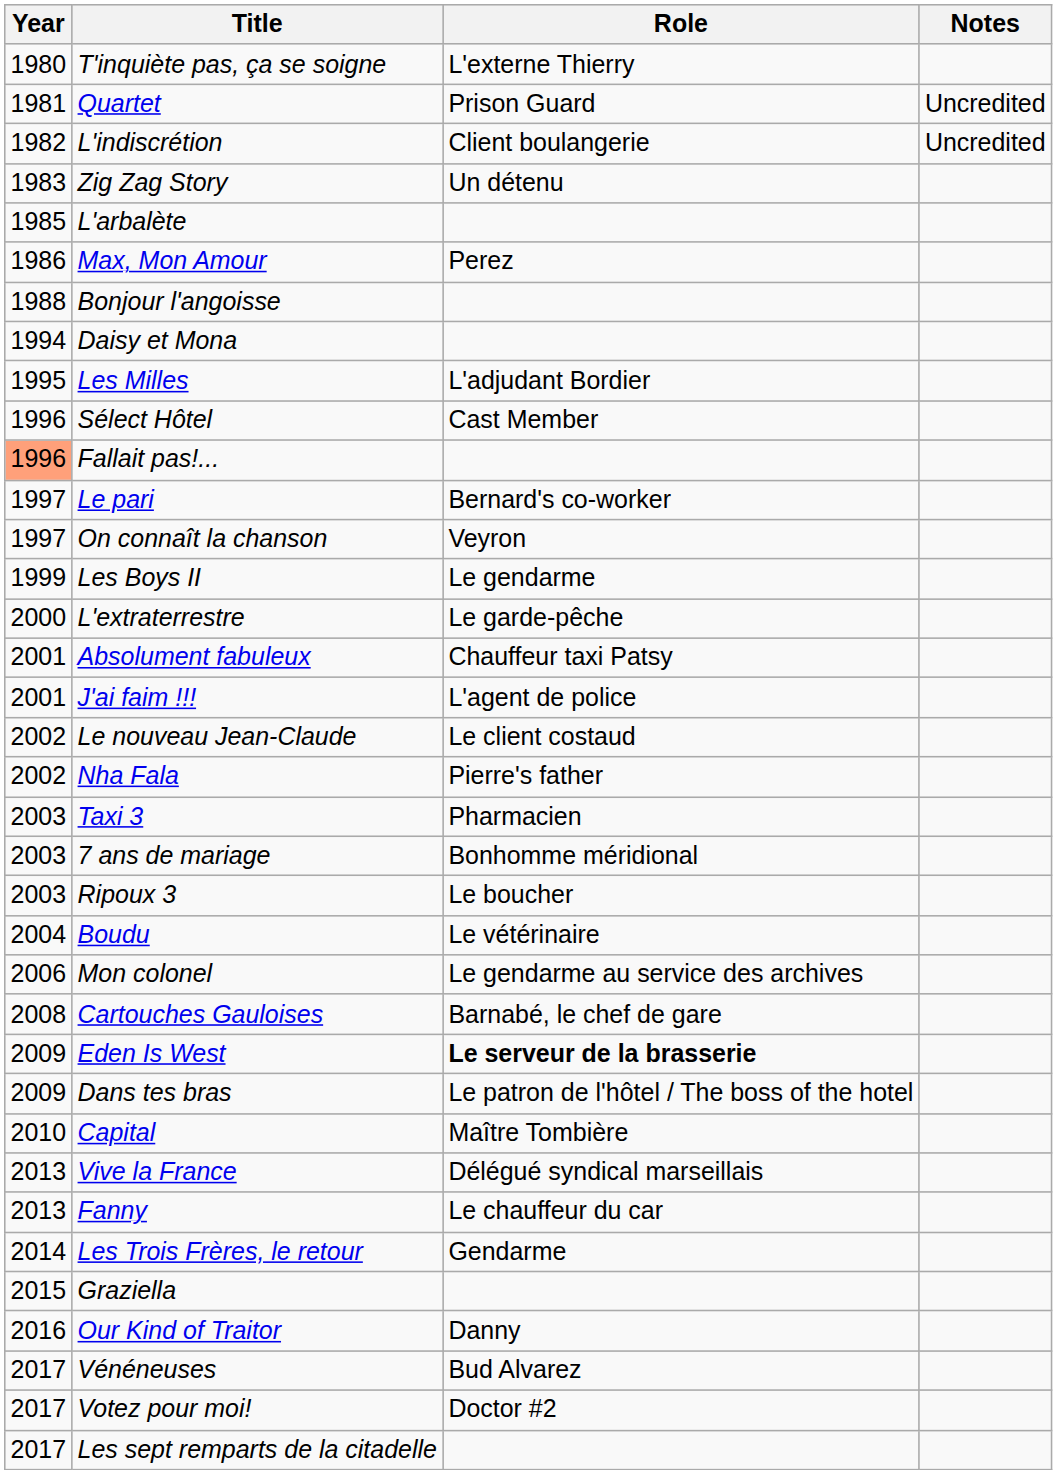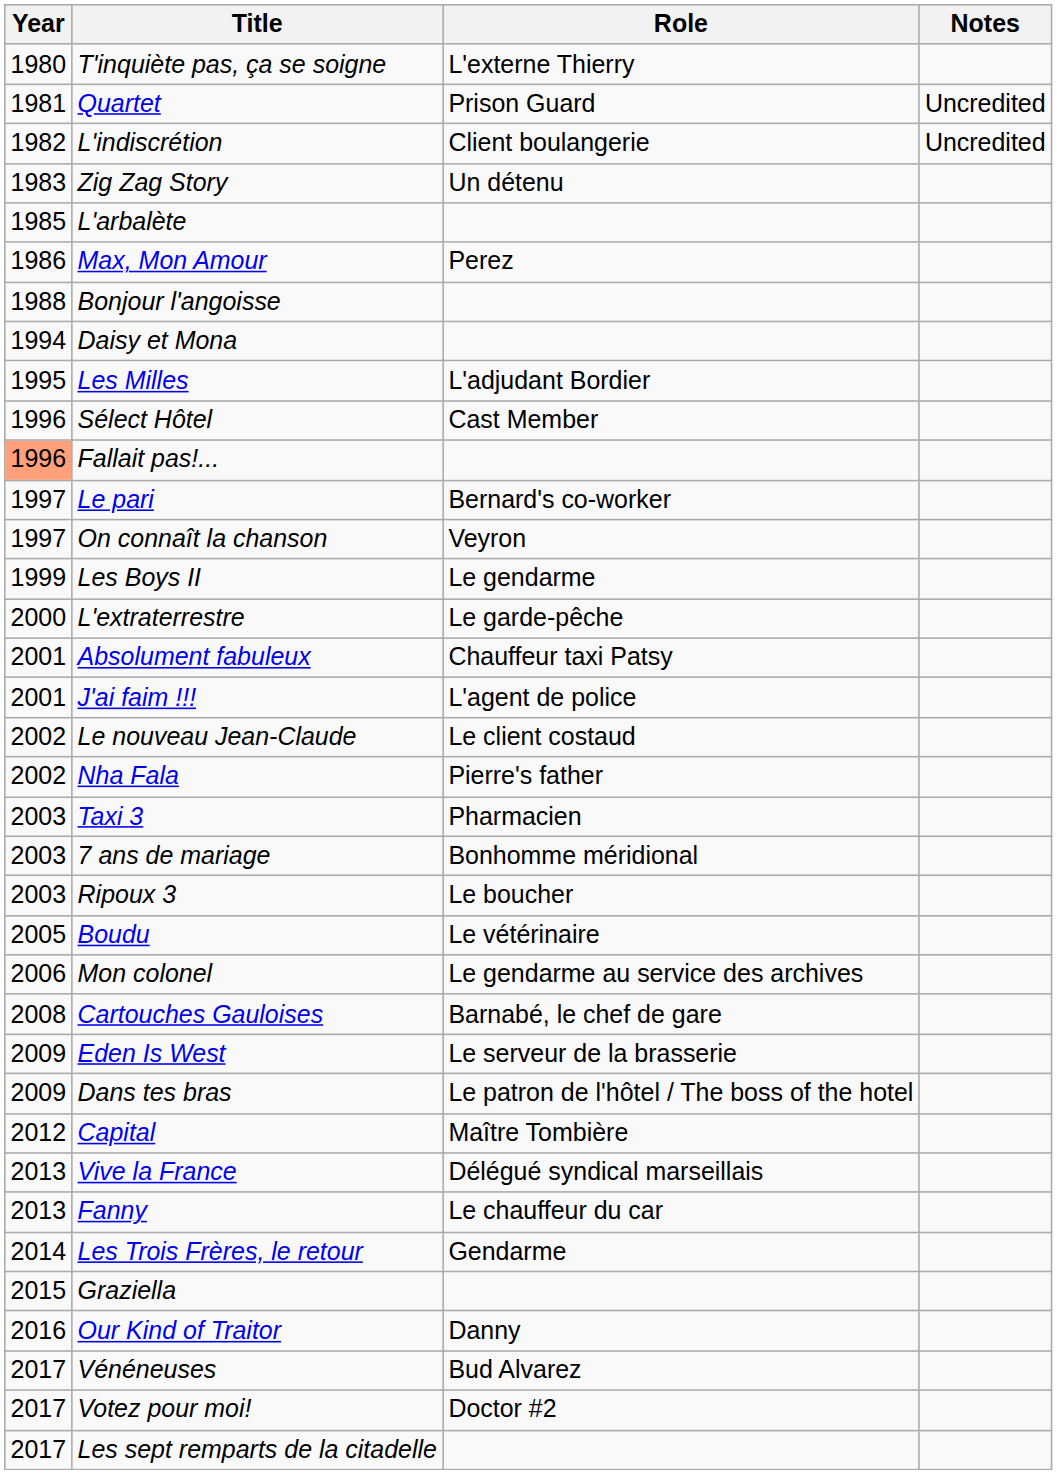(38, 934) 2004 -> (38, 934) 2005
(602, 1053) bold -> (593, 1053) normal
(38, 1132) 2010 -> (38, 1132) 2012
